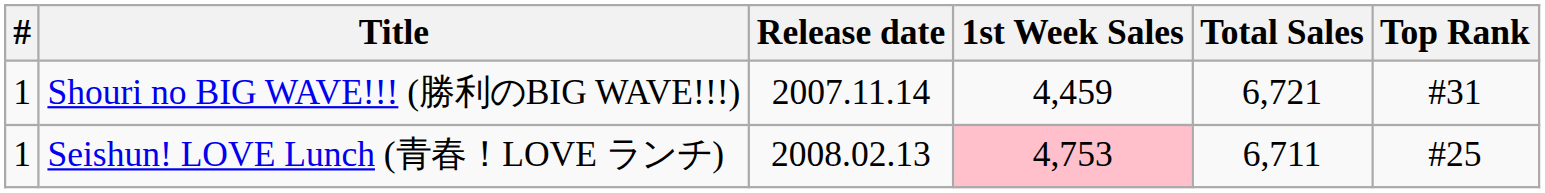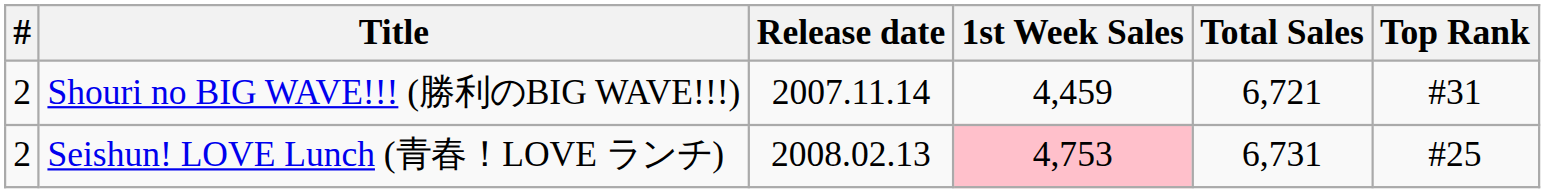(22, 92) 1 -> (22, 92) 2
(22, 155) 1 -> (22, 155) 2
(1282, 155) 6,711 -> (1282, 155) 6,731
